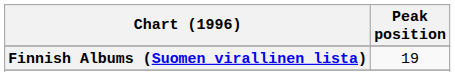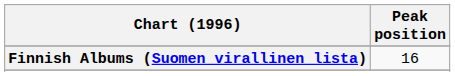(410, 58) 19 -> (410, 58) 16
